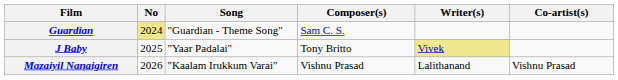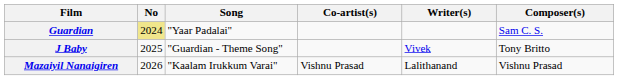columns swapped: (356, 13) <-> (562, 13)
(225, 30) "Guardian - Theme Song" -> (200, 30) "Yaar Padalai"
(200, 48) "Yaar Padalai" -> (225, 48) "Guardian - Theme Song"
(431, 48) khaki background -> (418, 48) no background
